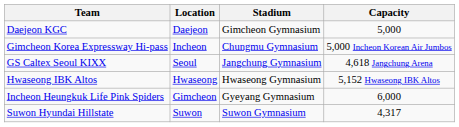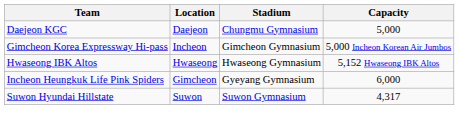(271, 29) Gimcheon Gymnasium -> (270, 29) Chungmu Gymnasium
(270, 46) Chungmu Gymnasium -> (271, 46) Gimcheon Gymnasium
- row: (56, 63)
